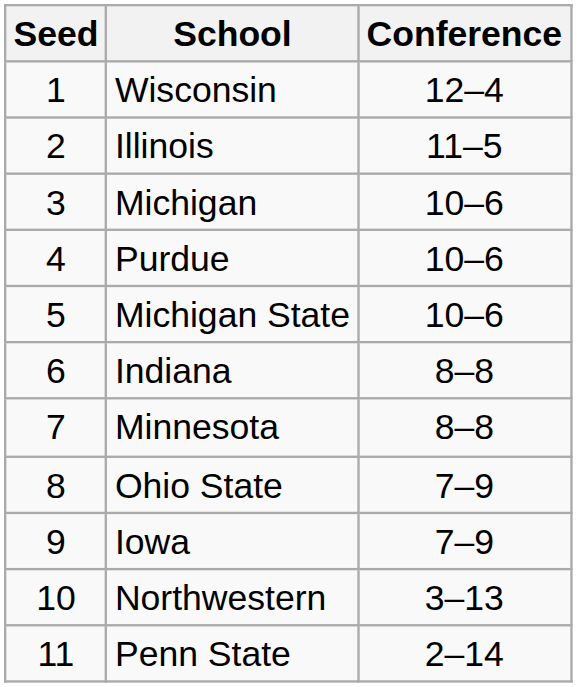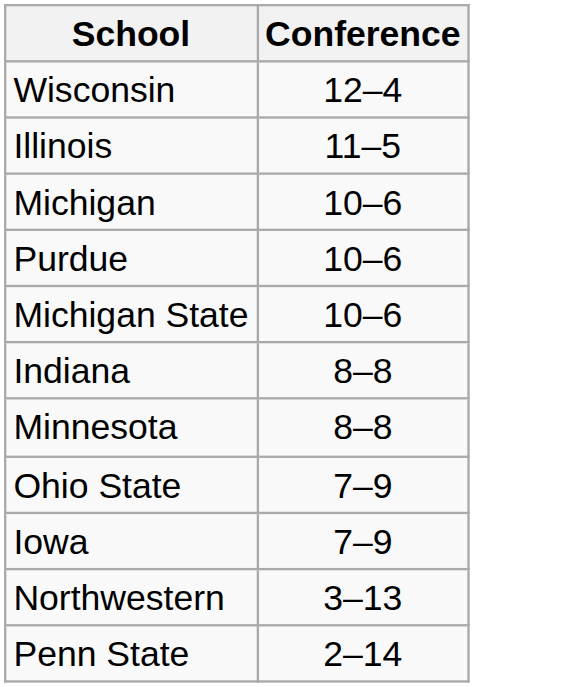- column: (56, 34)
